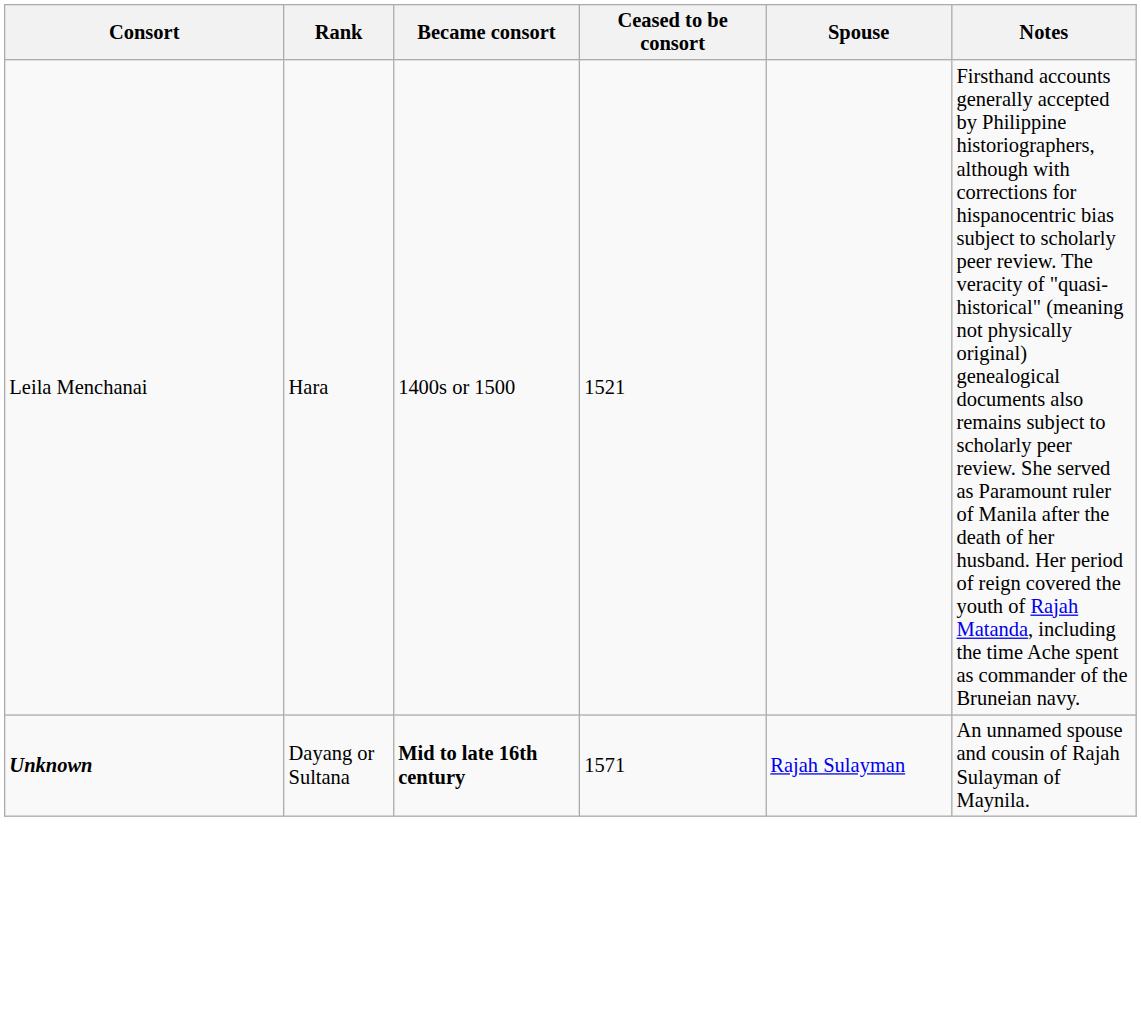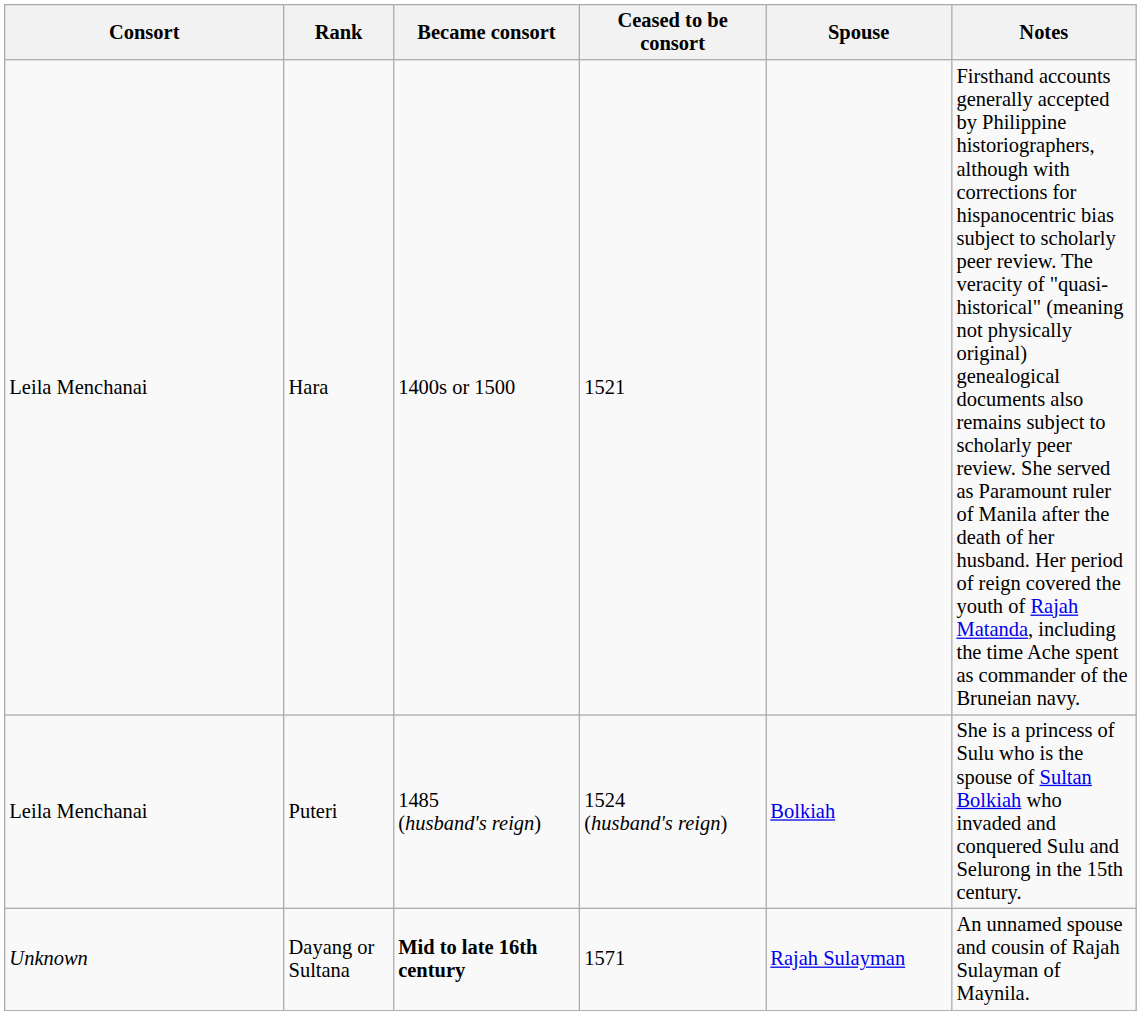+ row: (313, 811)
(51, 765) bold -> (49, 959) normal
